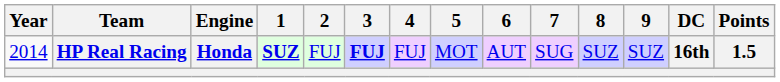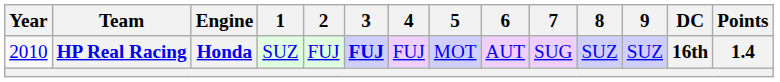(28, 51) 2014 -> (28, 51) 2010
(281, 51) bold -> (280, 51) normal
(744, 51) 1.5 -> (743, 51) 1.4
